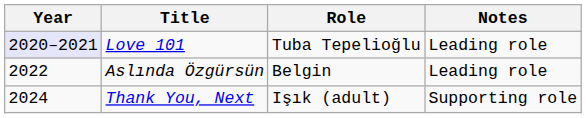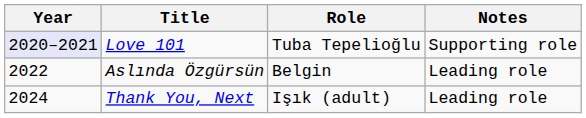(488, 45) Leading role -> (503, 45) Supporting role
(503, 99) Supporting role -> (488, 99) Leading role
